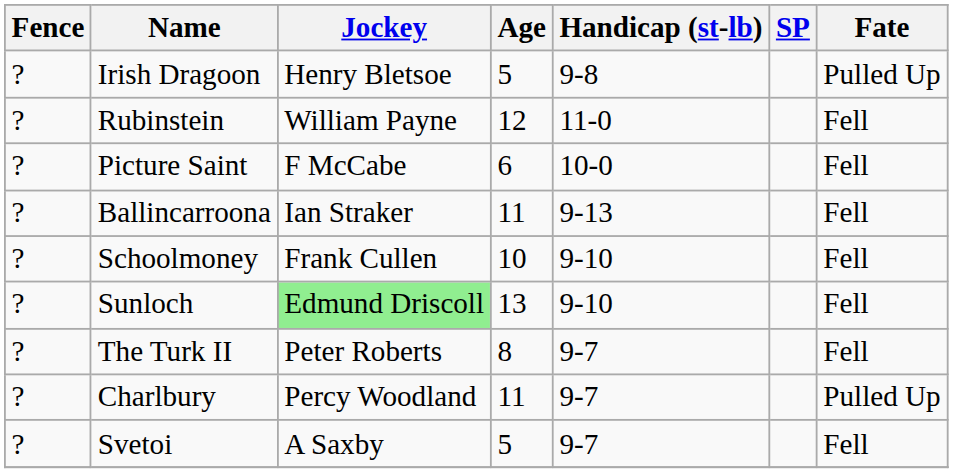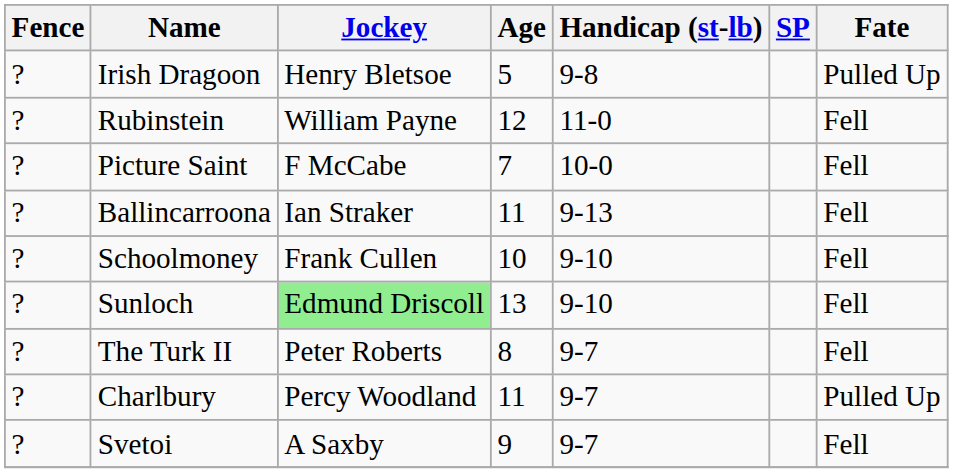(505, 166) 6 -> (505, 166) 7
(505, 443) 5 -> (505, 443) 9
